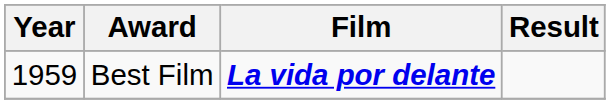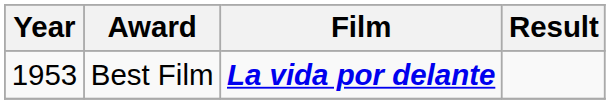(44, 74) 1959 -> (44, 74) 1953
